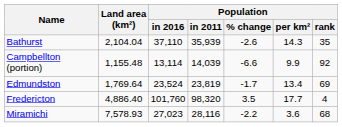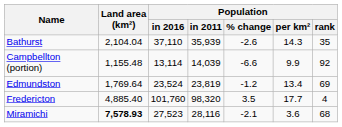(249, 83) -1.7 -> (249, 83) -1.2
(124, 99) 4,886.40 -> (124, 99) 4,885.40
(124, 114) normal -> (124, 114) bold
(168, 114) 27,023 -> (168, 114) 27,523
(249, 114) -2.2 -> (249, 114) -2.1
